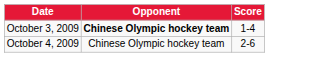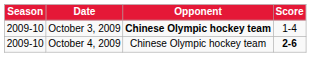+ column: (25, 12)
(248, 44) normal -> (290, 44) bold
